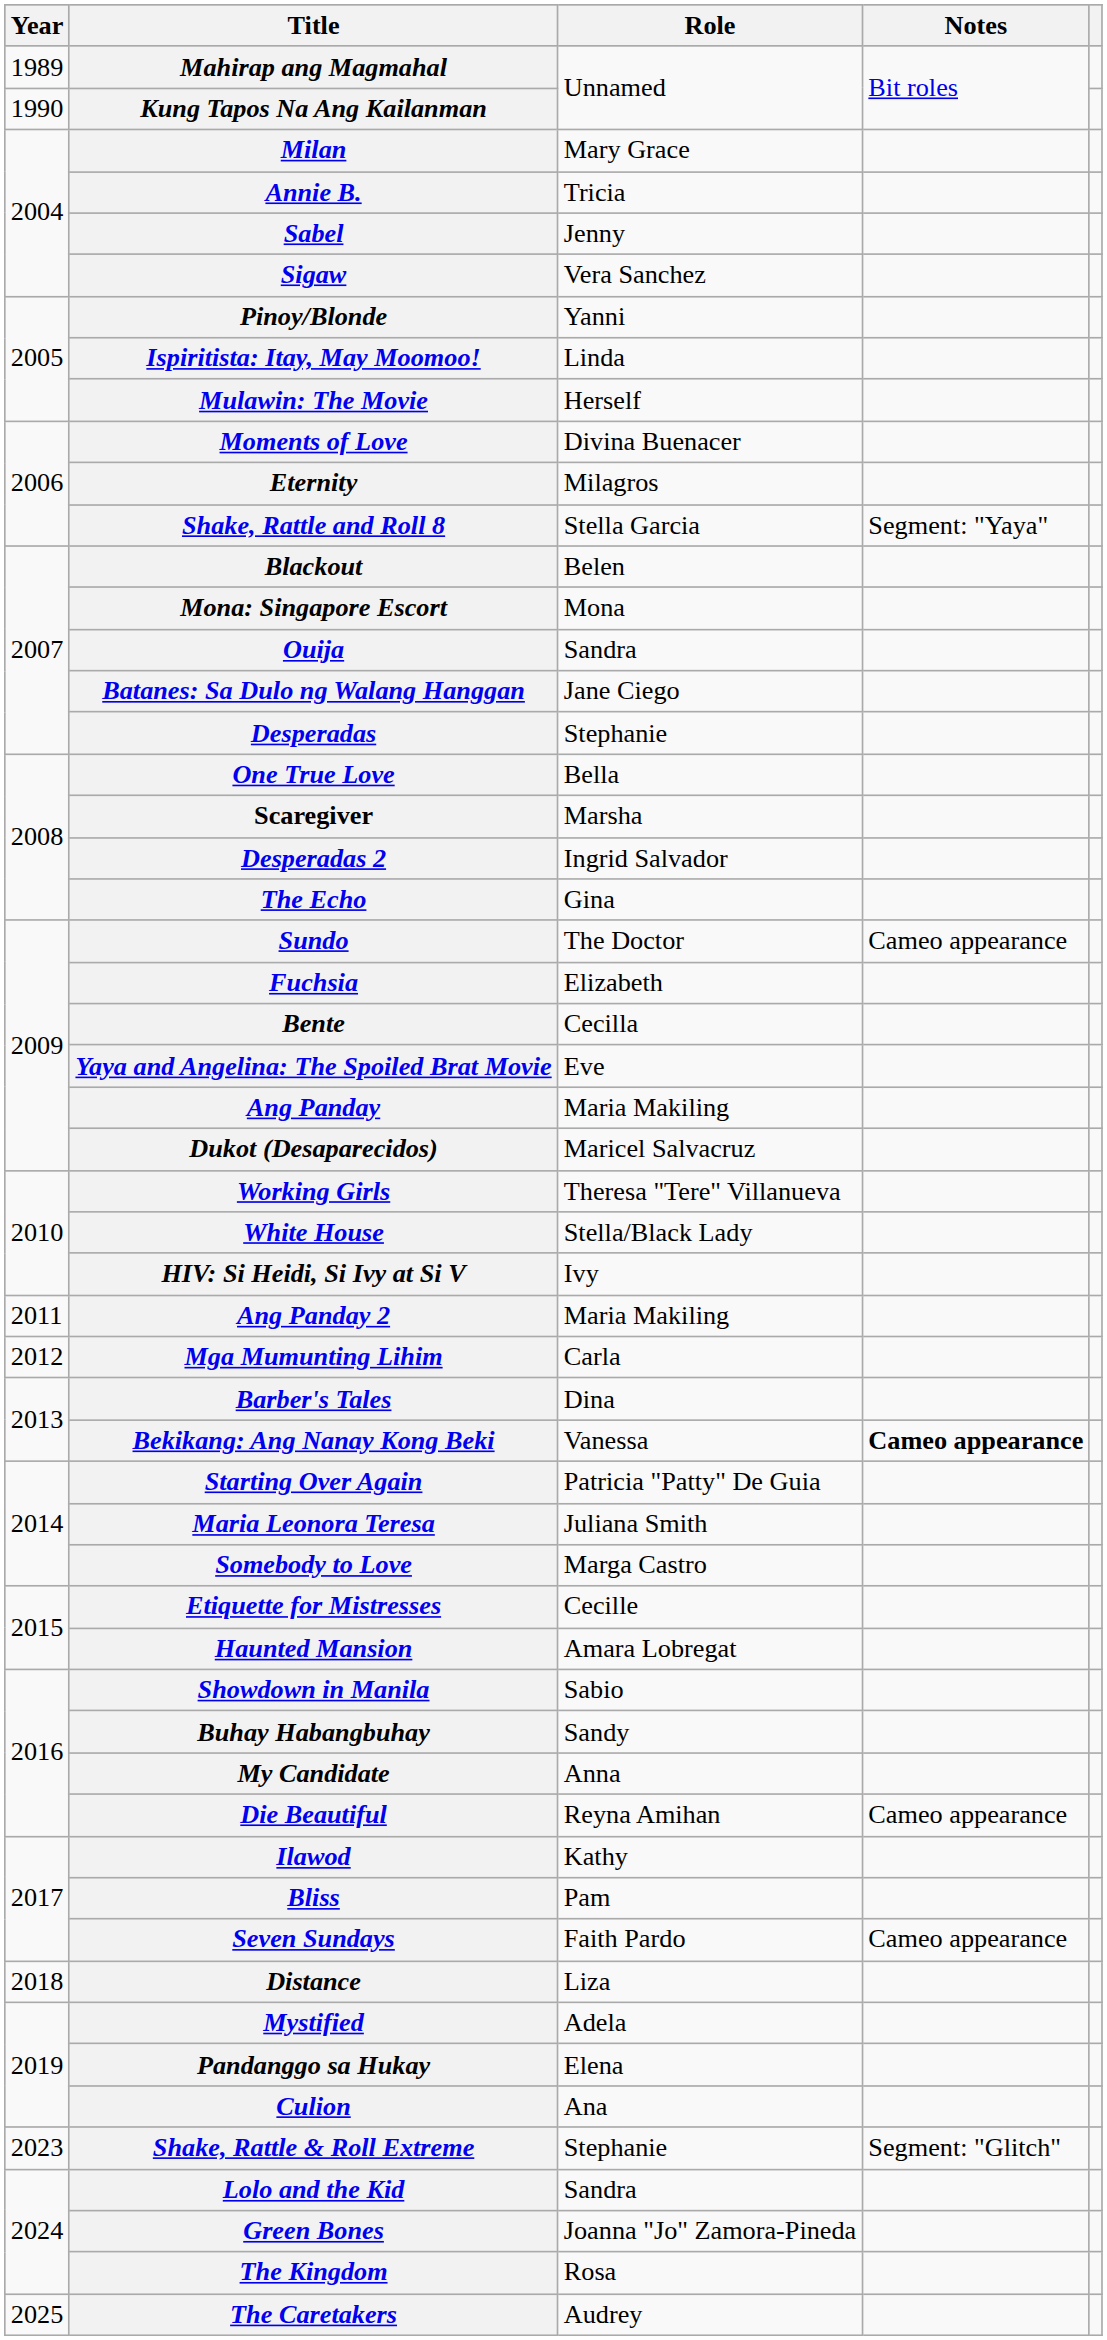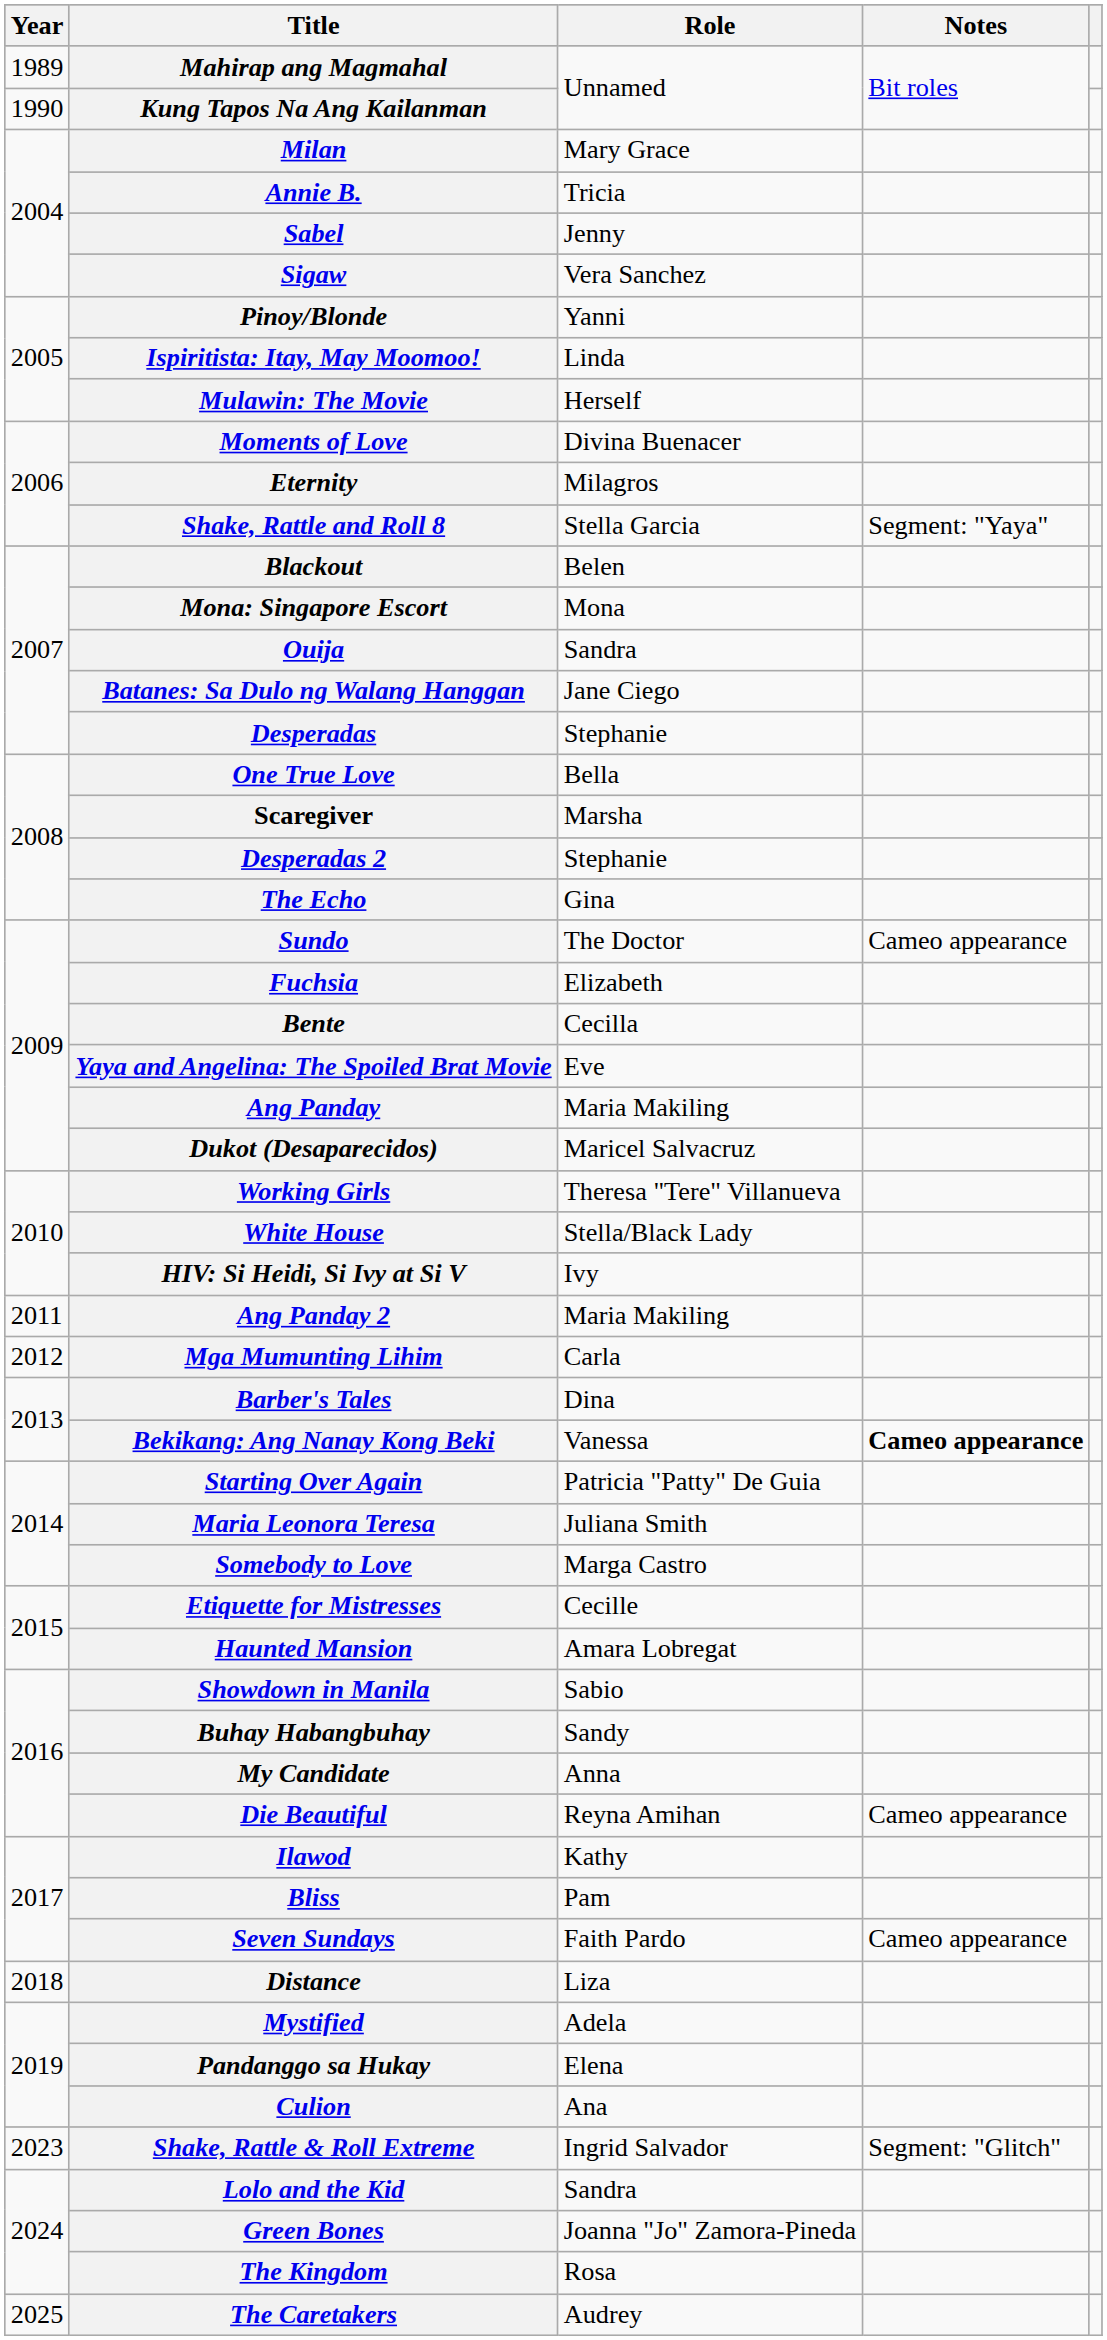(646, 857) Ingrid Salvador -> (616, 857) Stephanie
(616, 2147) Stephanie -> (646, 2147) Ingrid Salvador
